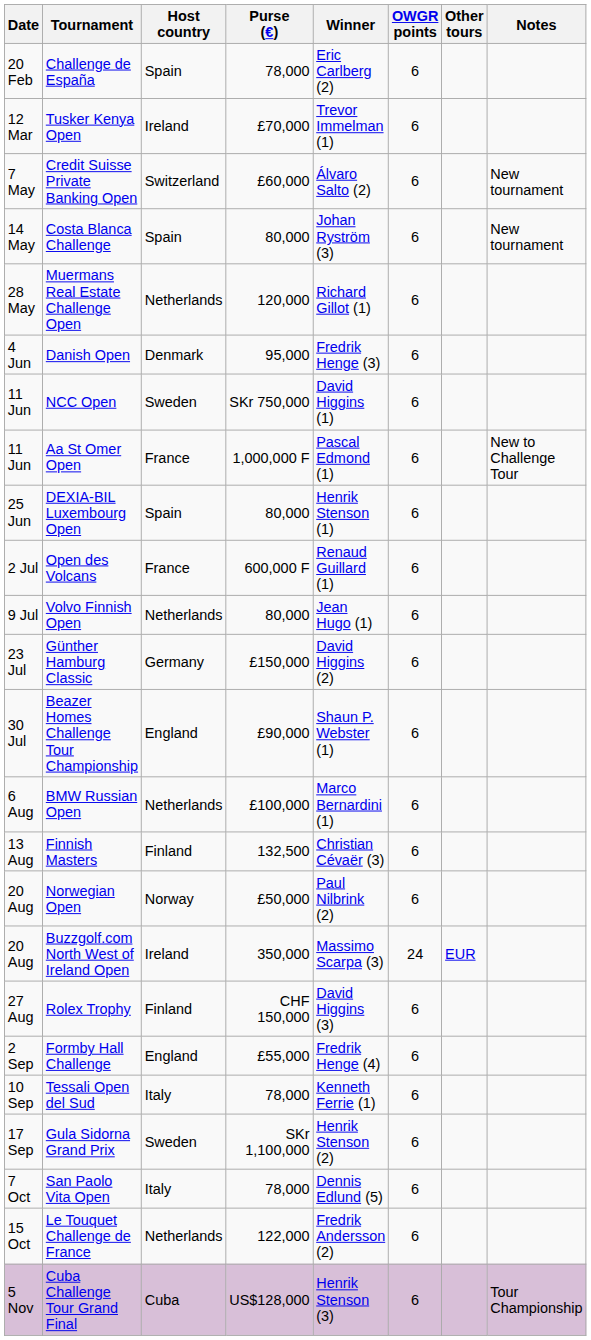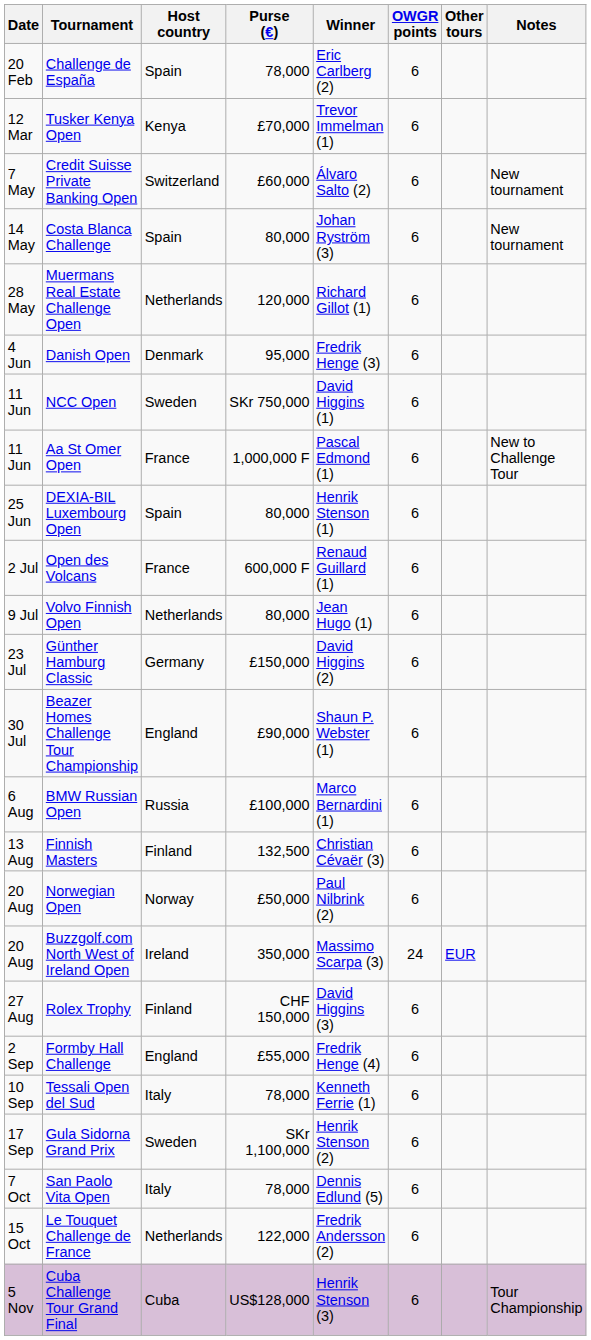(167, 126) Ireland -> (165, 126) Kenya
(184, 804) Netherlands -> (167, 804) Russia
